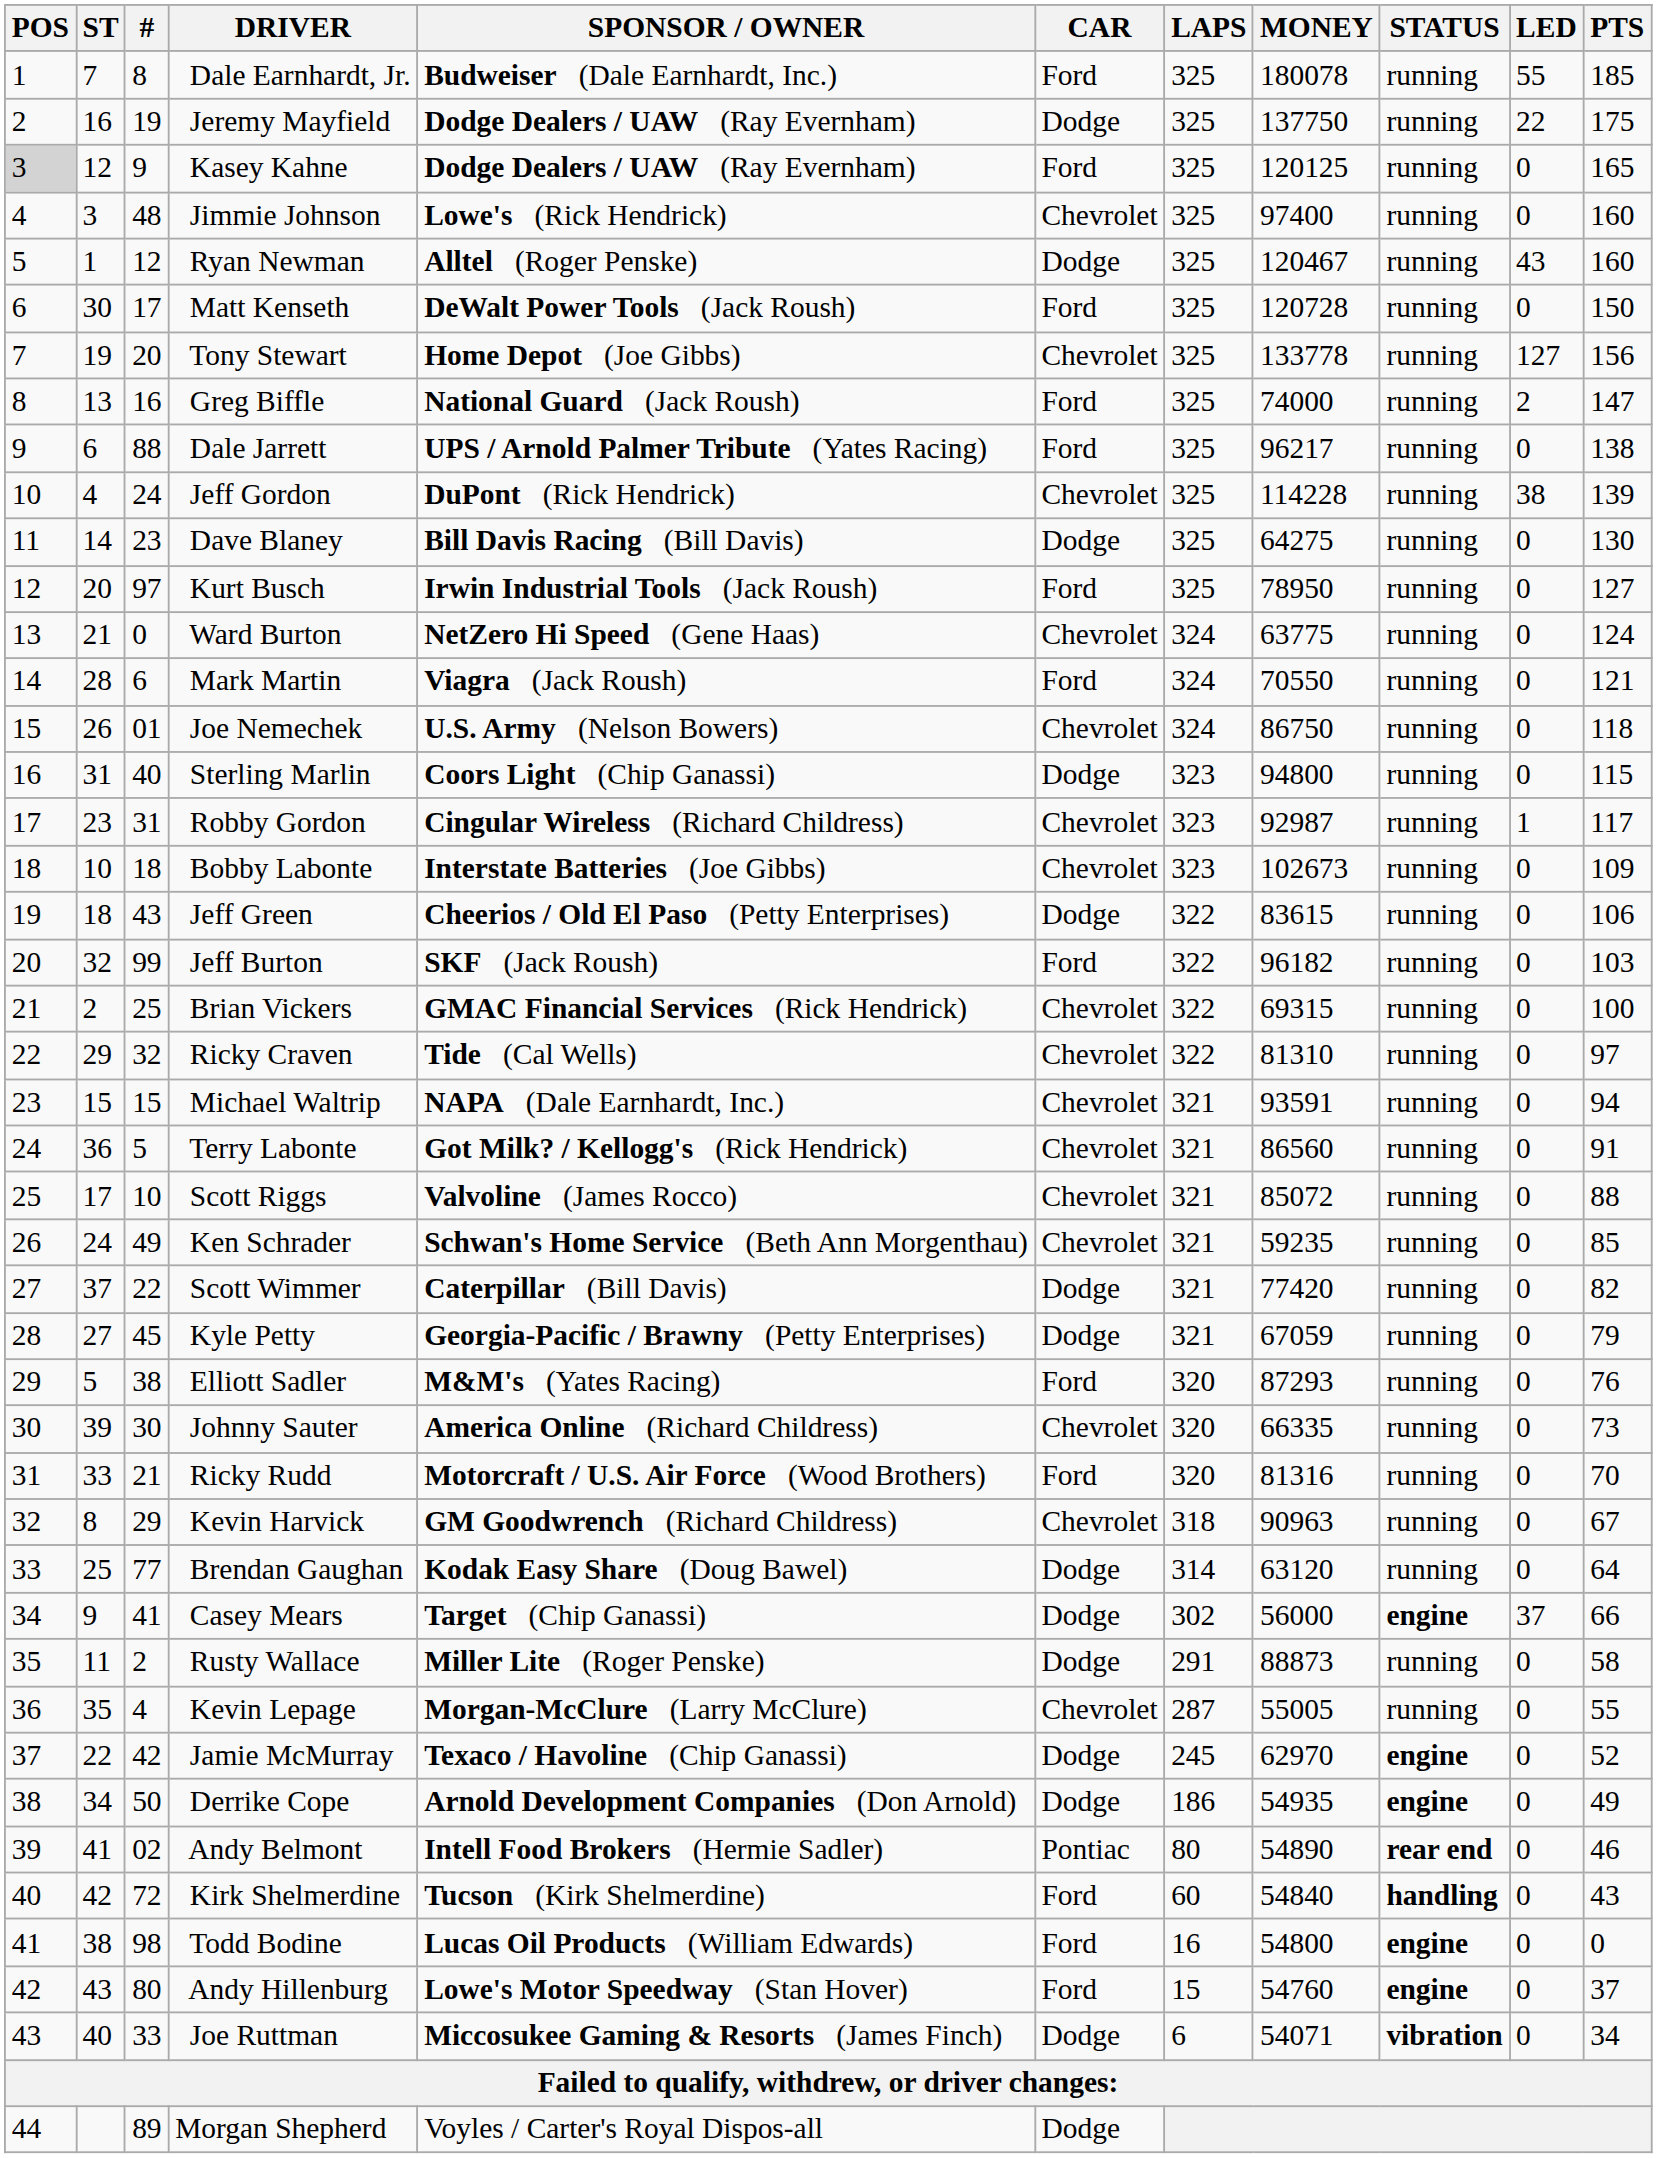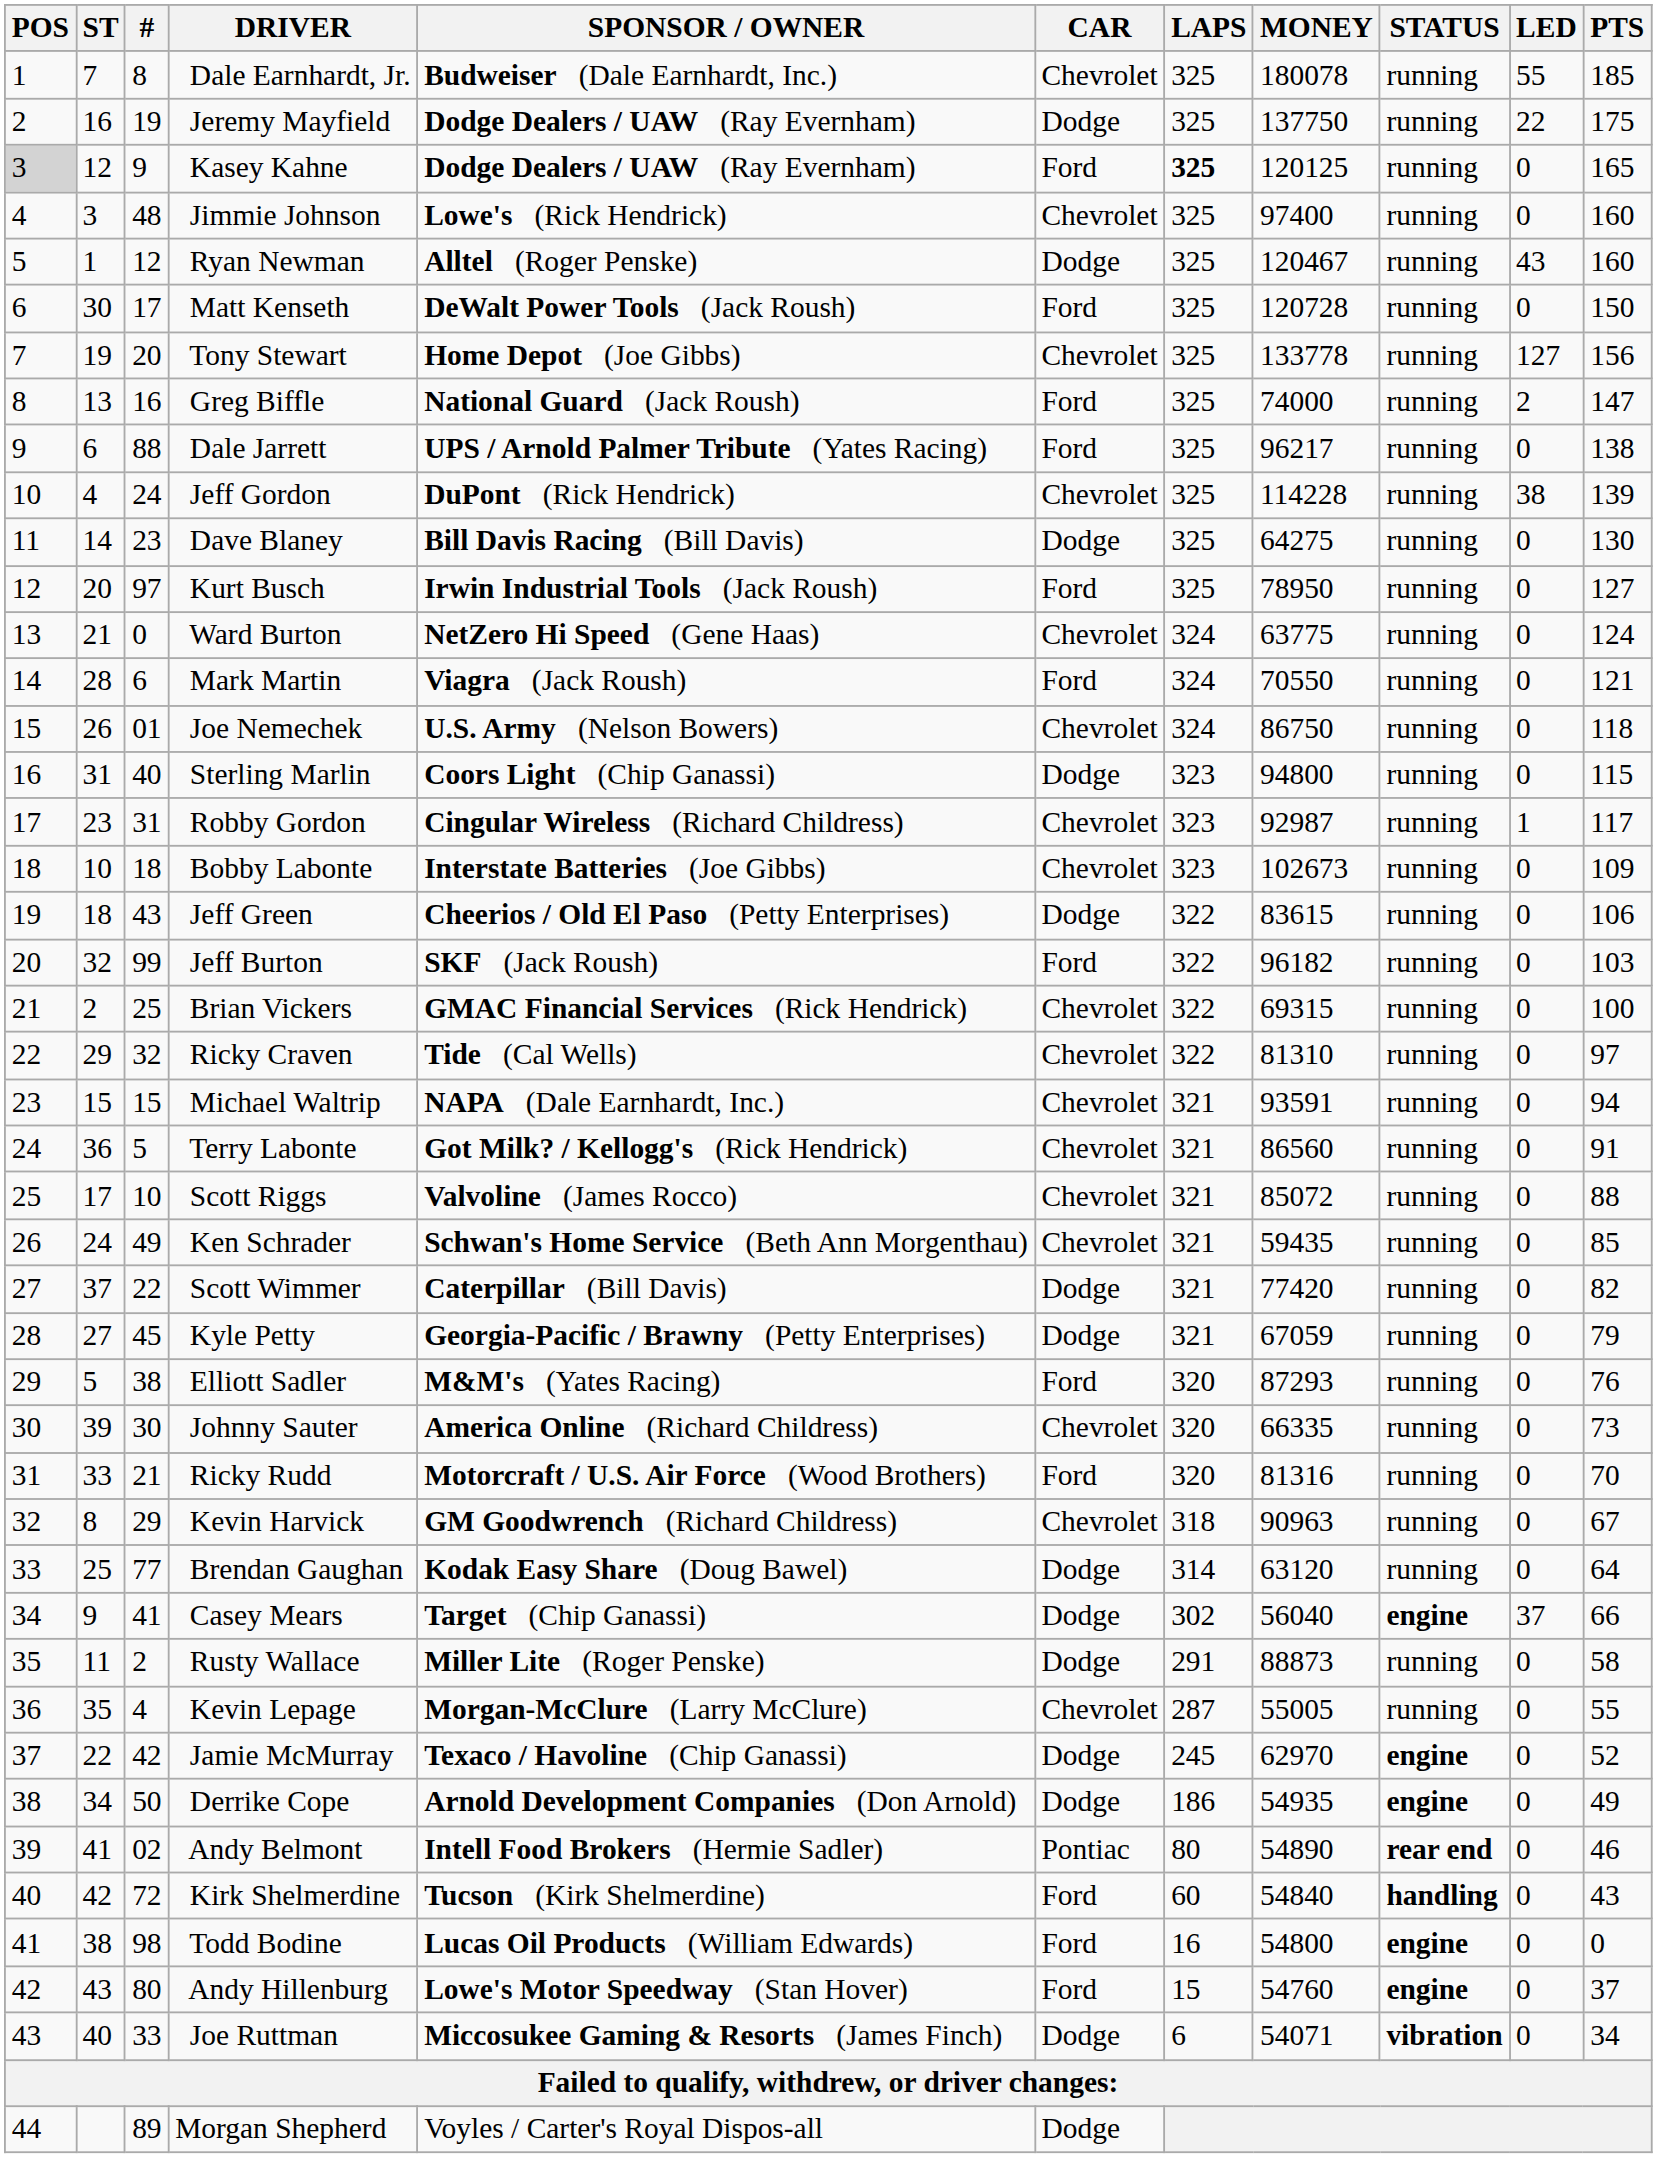(1069, 74) Ford -> (1100, 74) Chevrolet
(1193, 167) normal -> (1193, 167) bold
(1297, 1241) 59235 -> (1297, 1241) 59435
(1297, 1615) 56000 -> (1297, 1615) 56040
